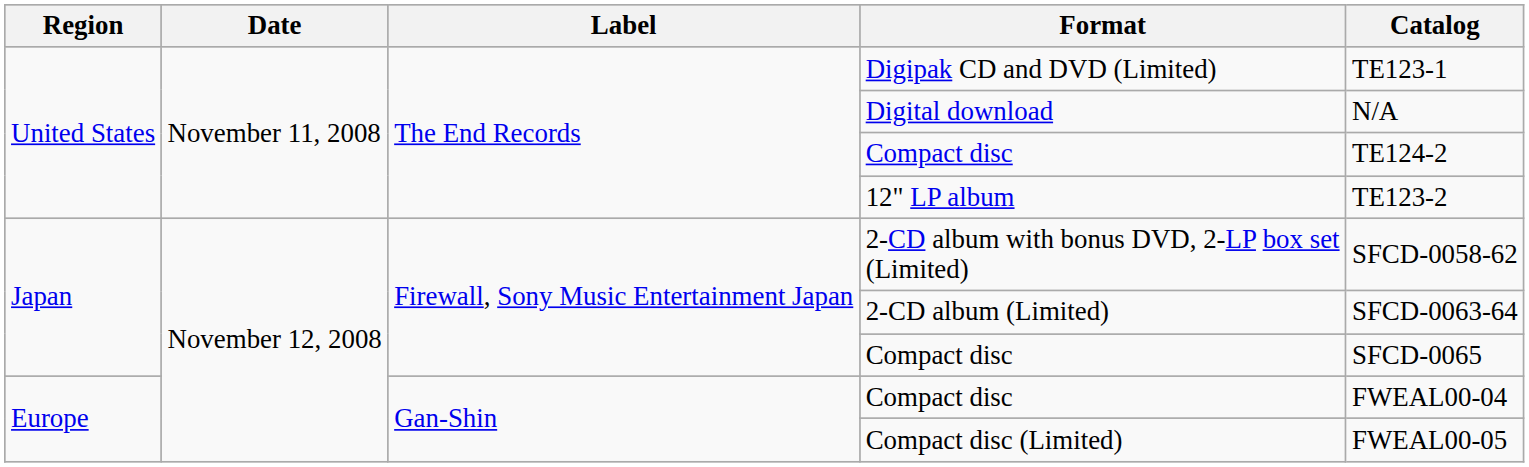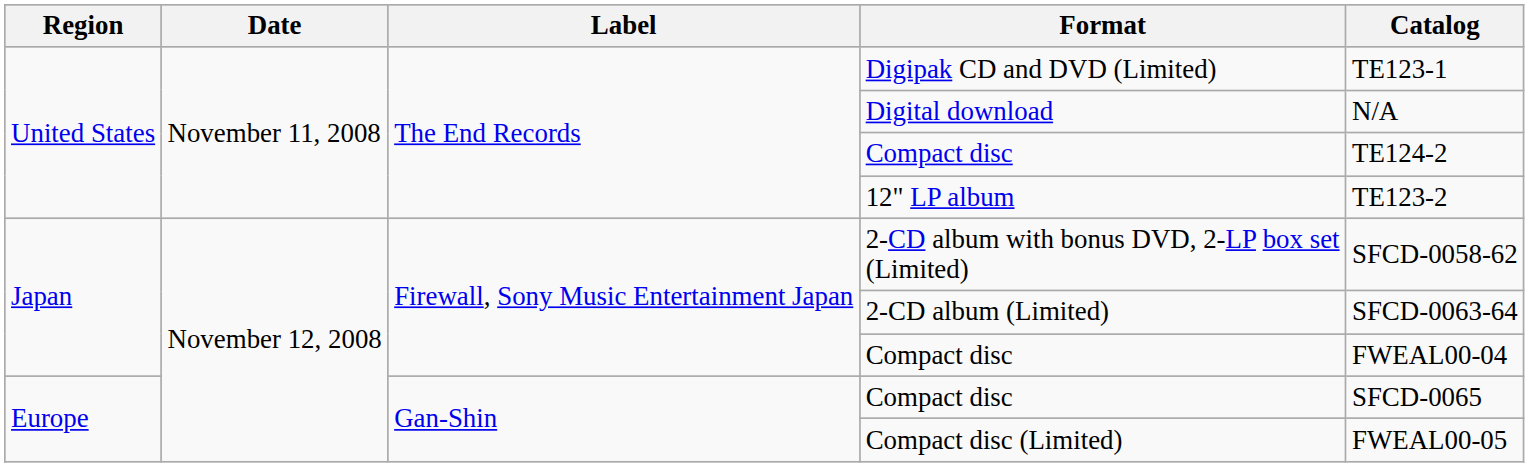(1417, 354) SFCD-0065 -> (1430, 354) FWEAL00-04
(1430, 397) FWEAL00-04 -> (1417, 397) SFCD-0065
